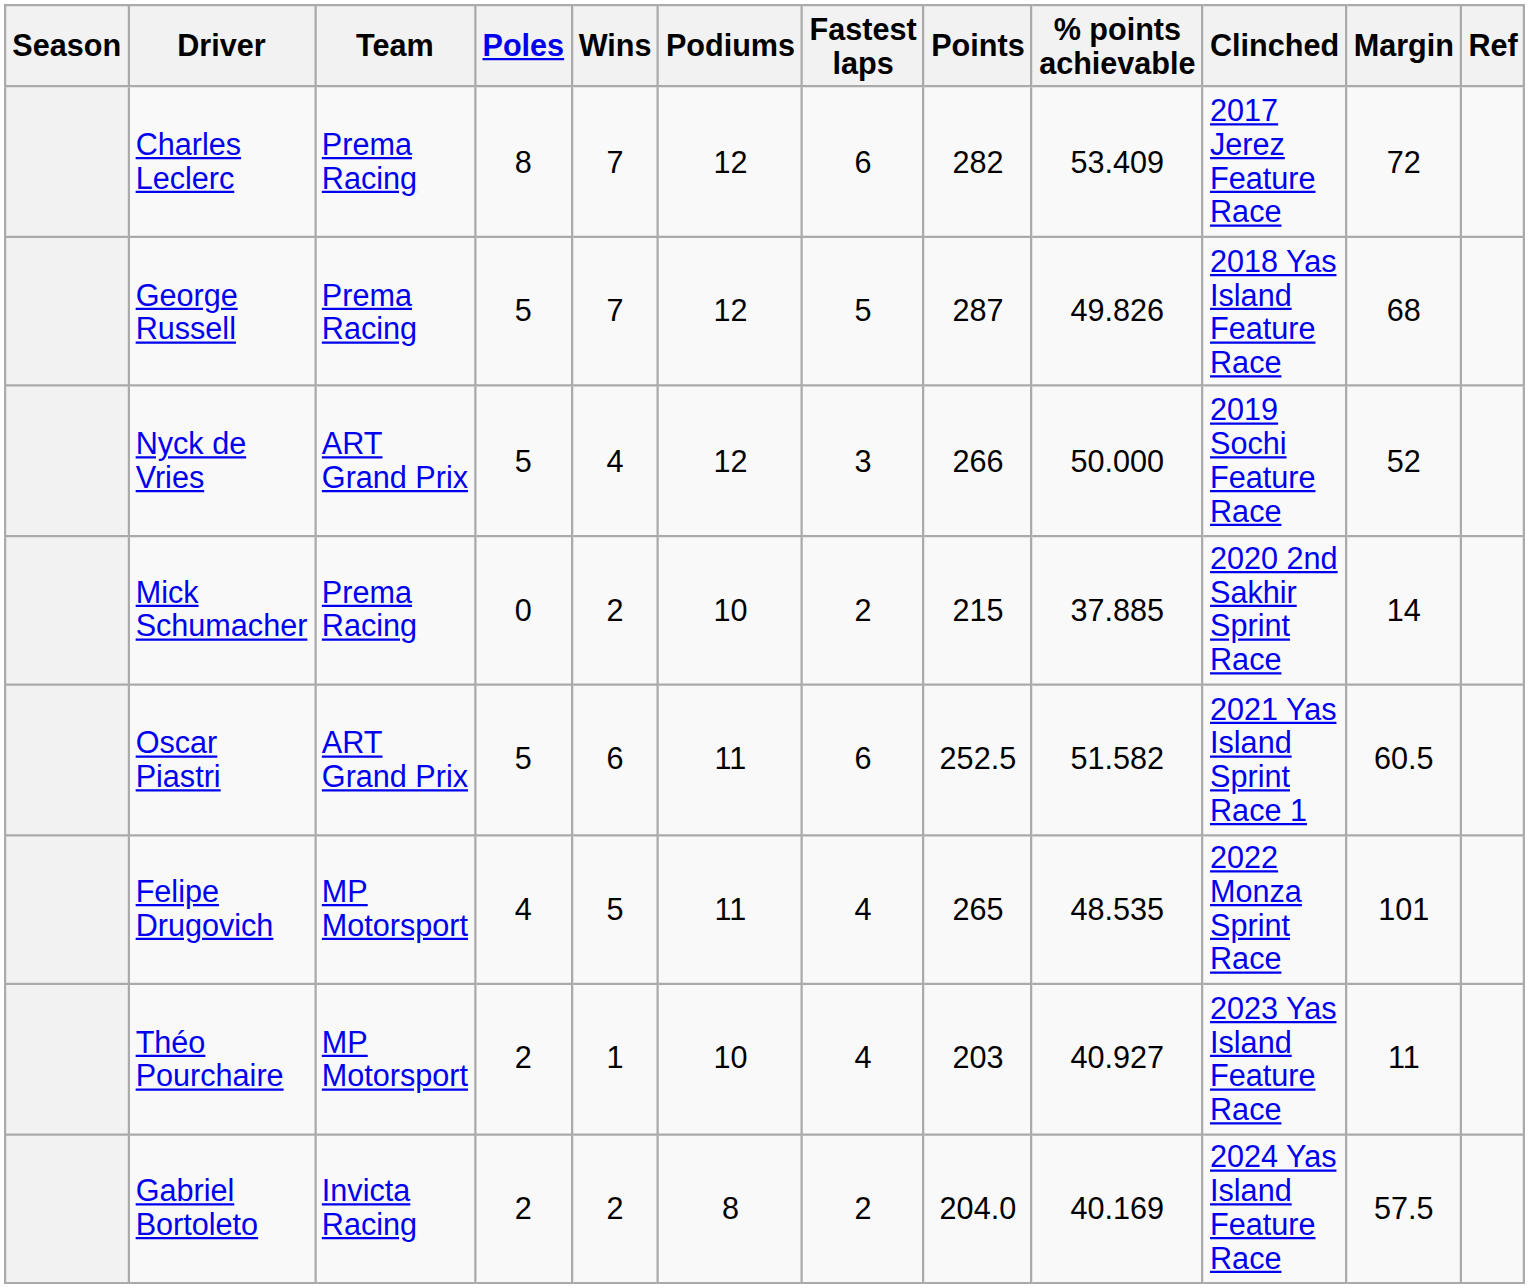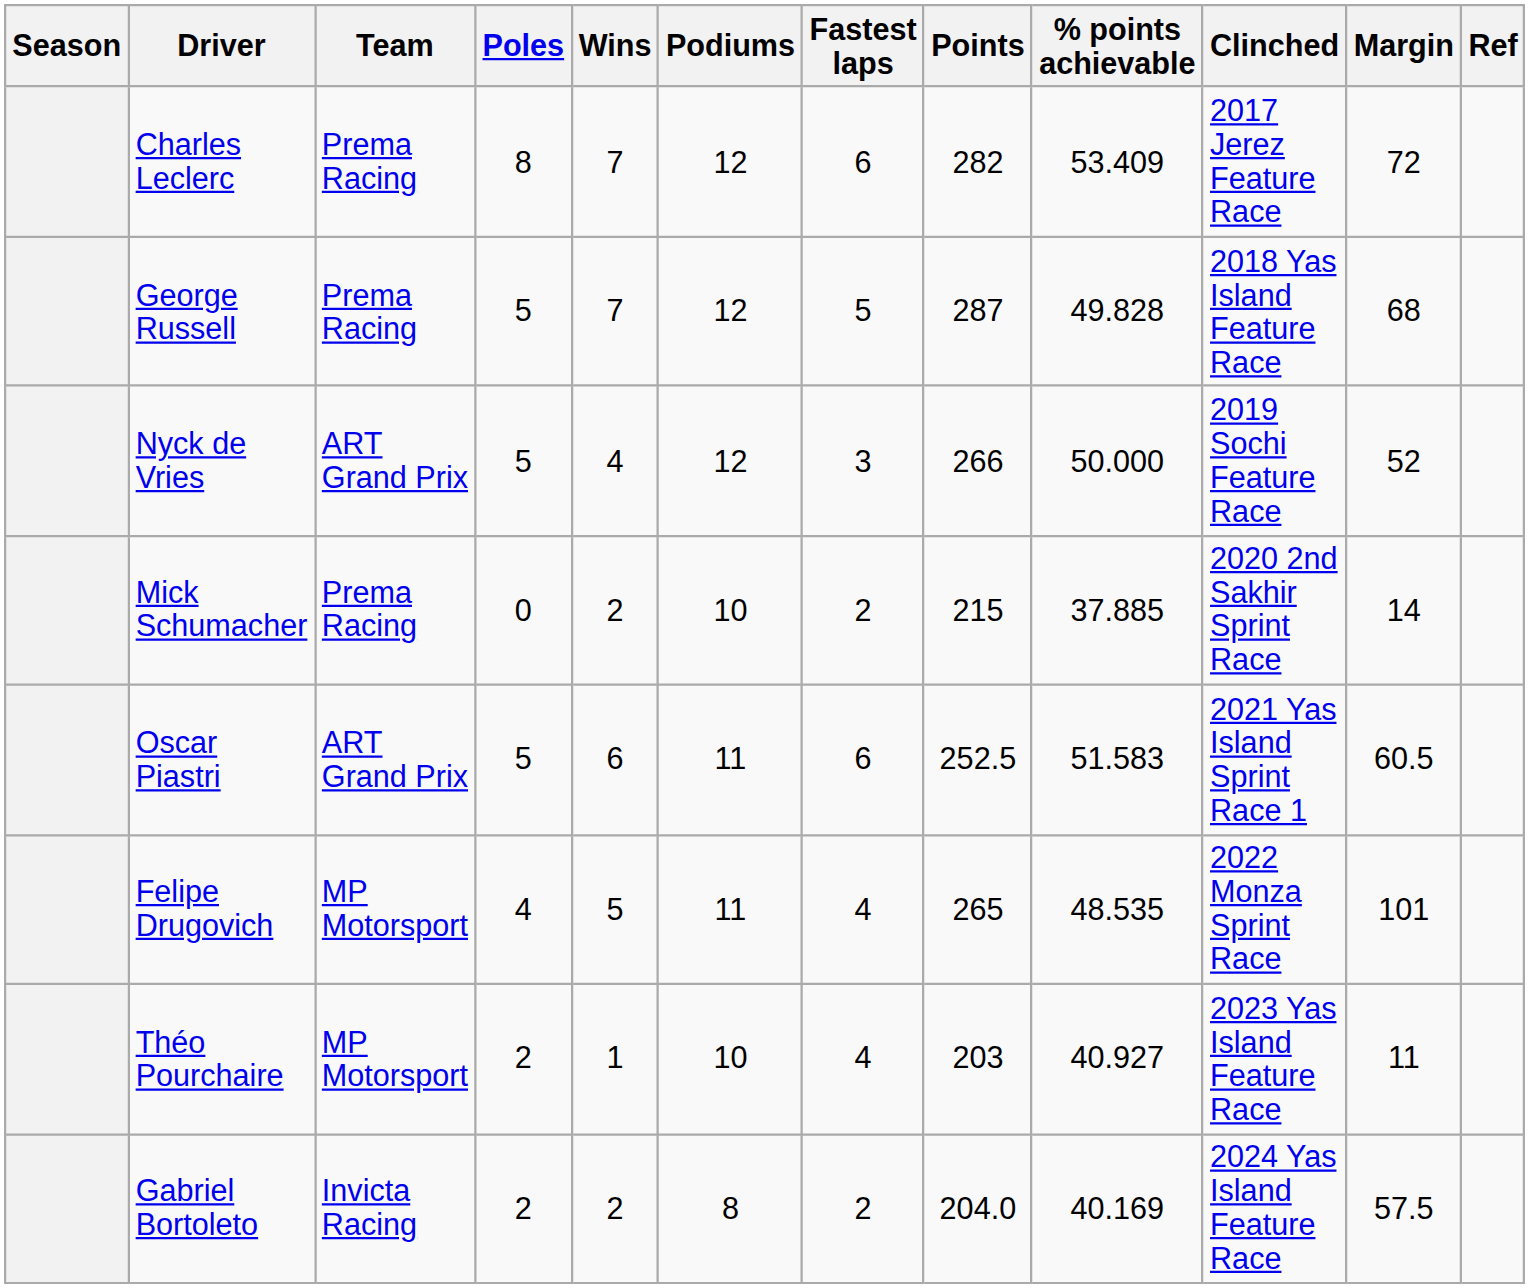(1117, 311) 49.826 -> (1117, 311) 49.828
(1117, 759) 51.582 -> (1117, 759) 51.583
